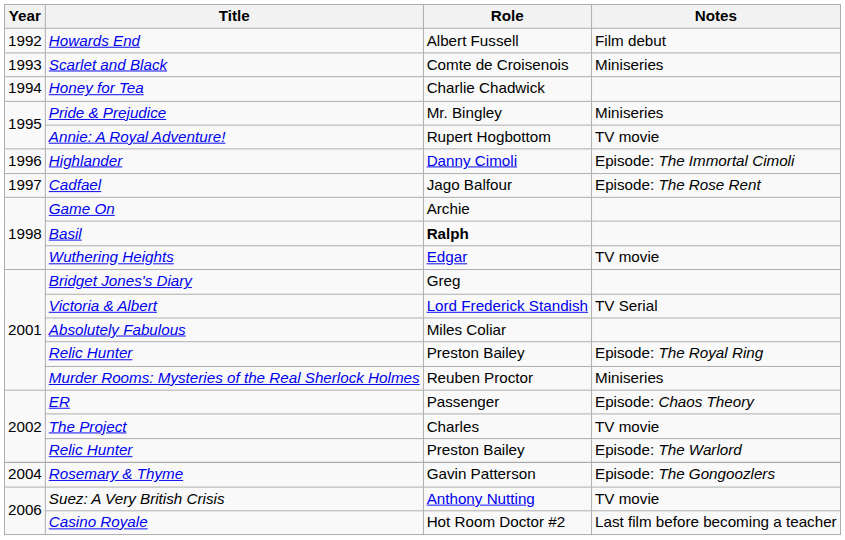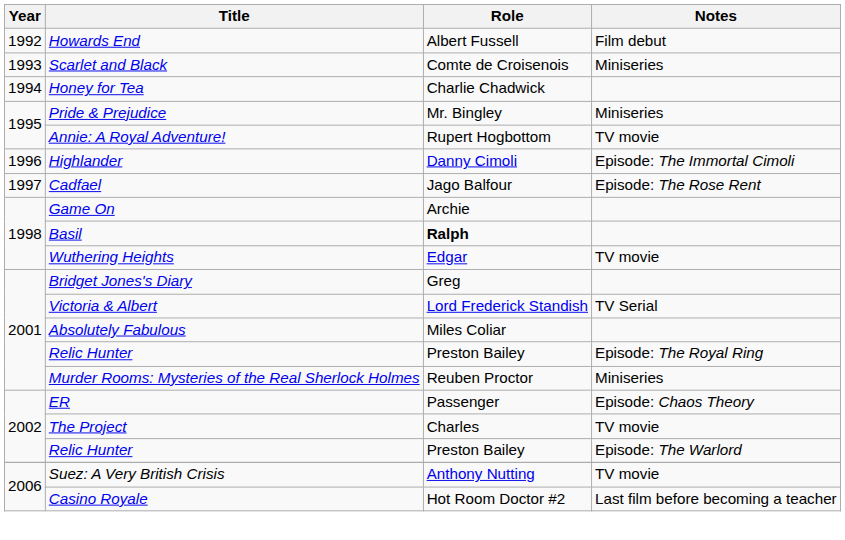- row: (116, 474)
